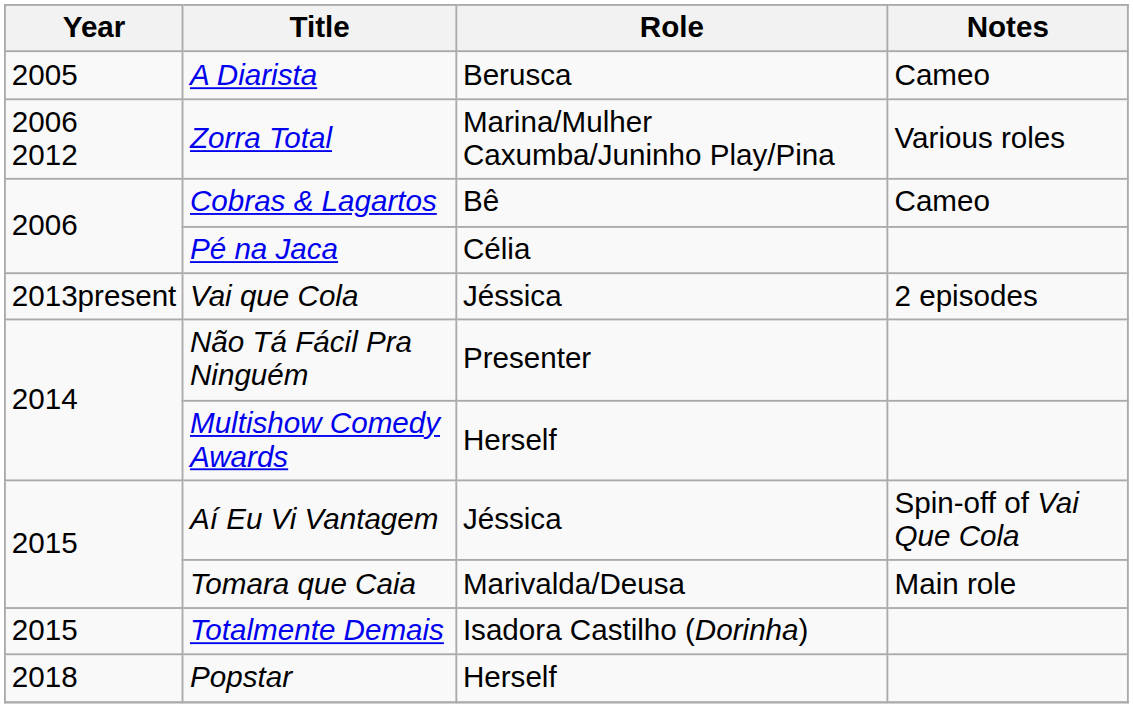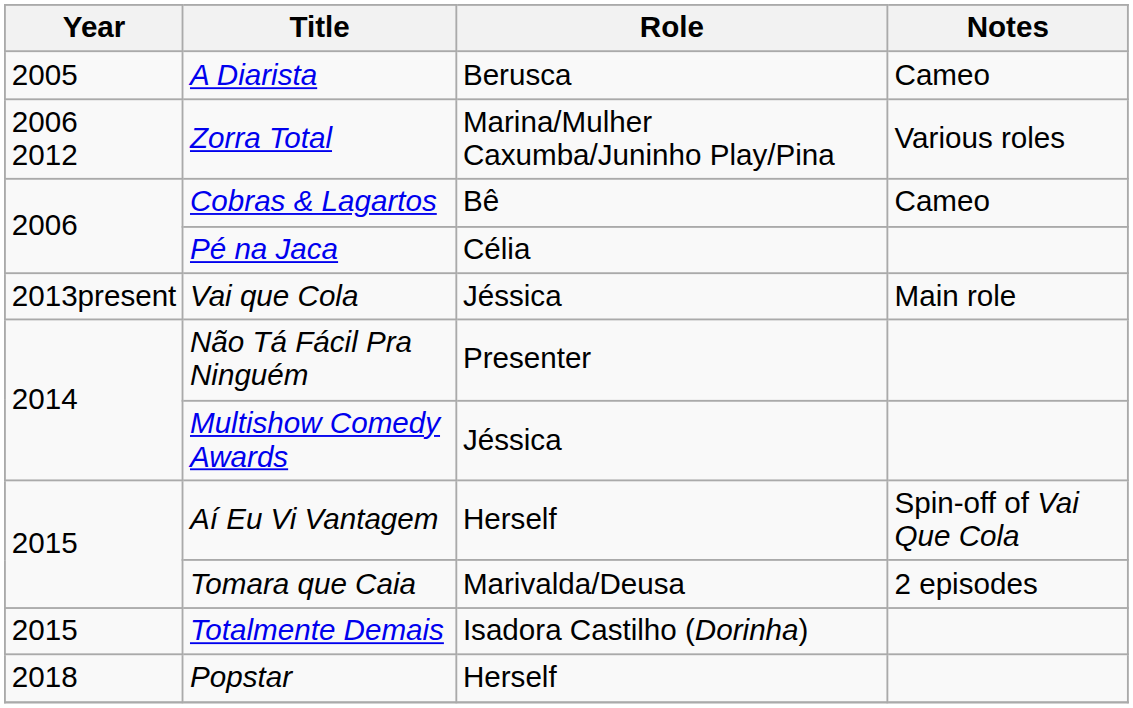(966, 295) 2 episodes -> (955, 295) Main role
(510, 439) Herself -> (512, 439) Jéssica
(512, 520) Jéssica -> (510, 520) Herself
(955, 583) Main role -> (966, 583) 2 episodes
